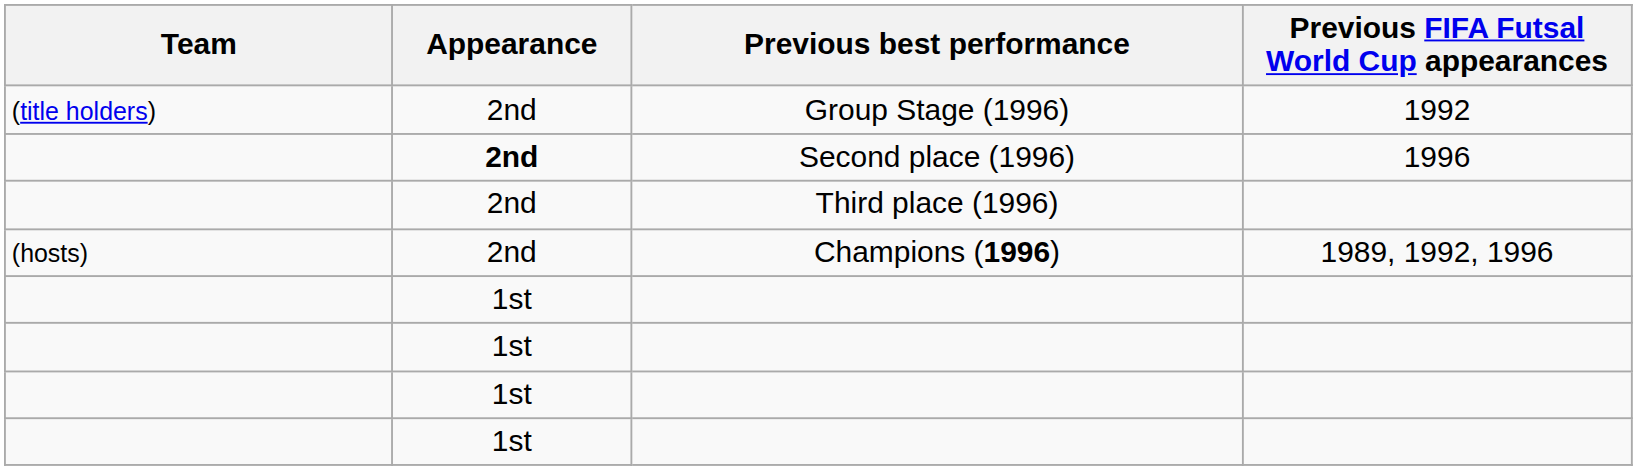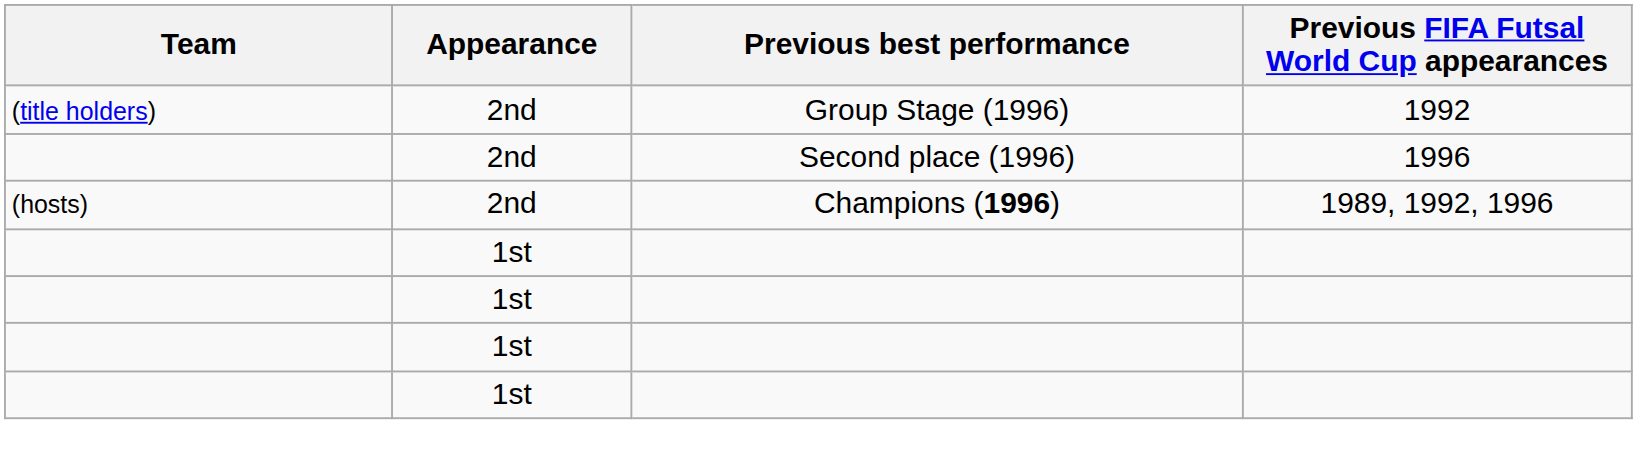(512, 156) bold -> (512, 156) normal
- row: (937, 204)
